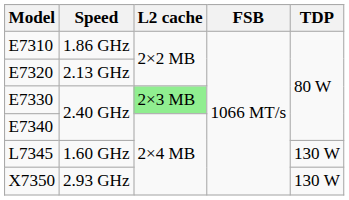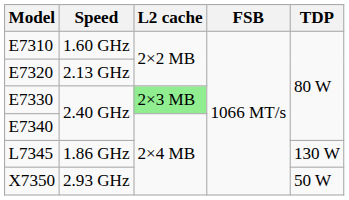(96, 45) 1.86 GHz -> (96, 45) 1.60 GHz
(96, 153) 1.60 GHz -> (96, 153) 1.86 GHz
(317, 180) 130 W -> (313, 180) 50 W
